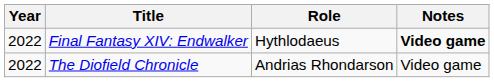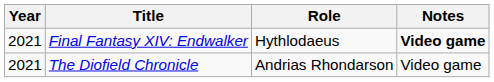(25, 40) 2022 -> (25, 40) 2021
(25, 64) 2022 -> (25, 64) 2021
